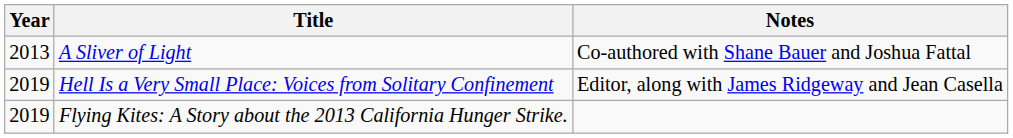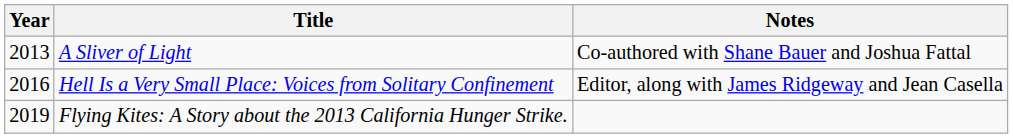(29, 84) 2019 -> (29, 84) 2016
